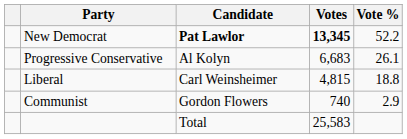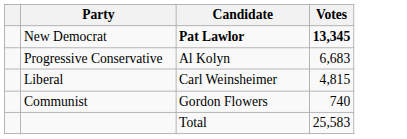- column: (378, 15)
